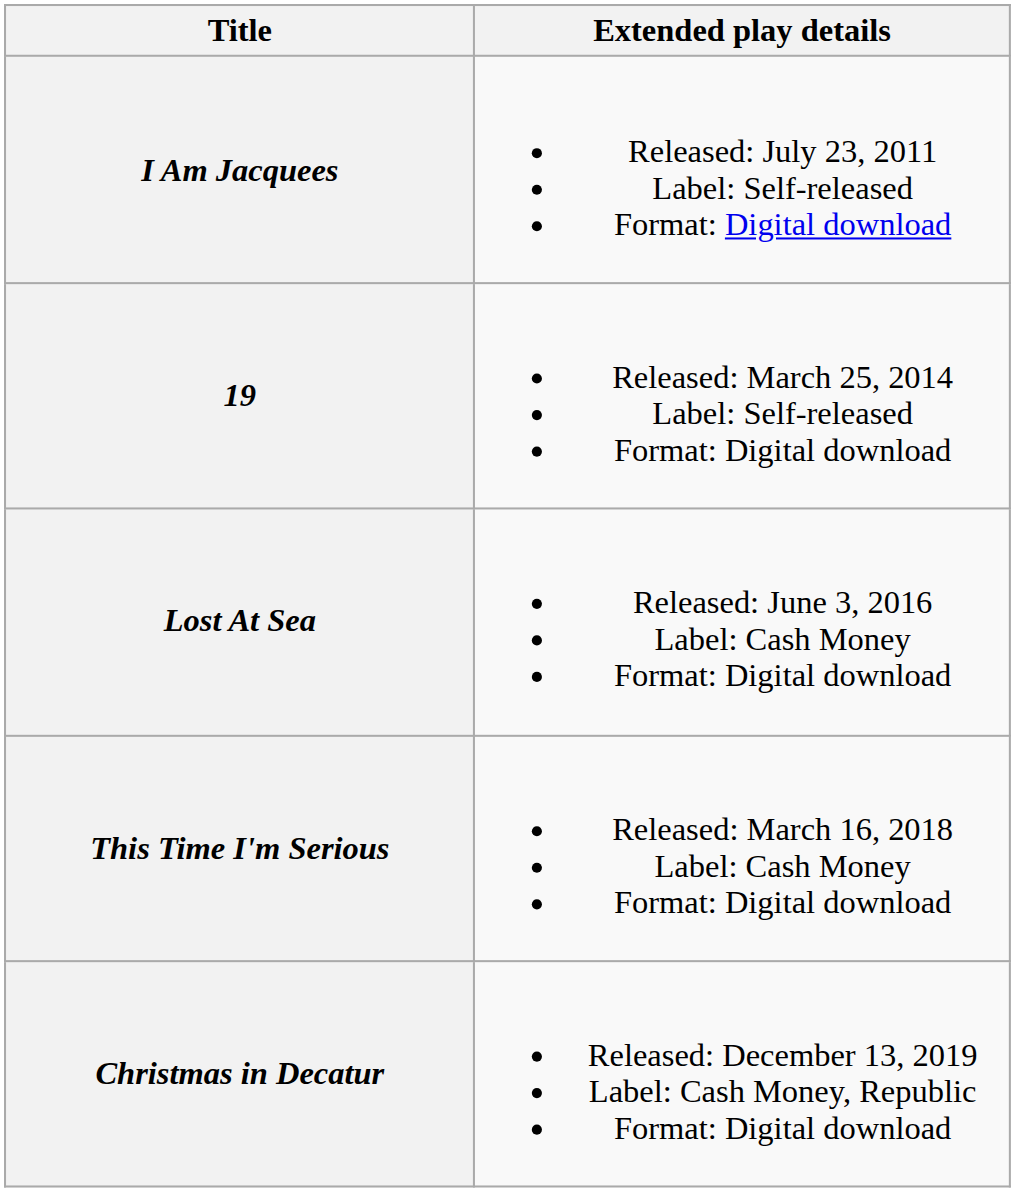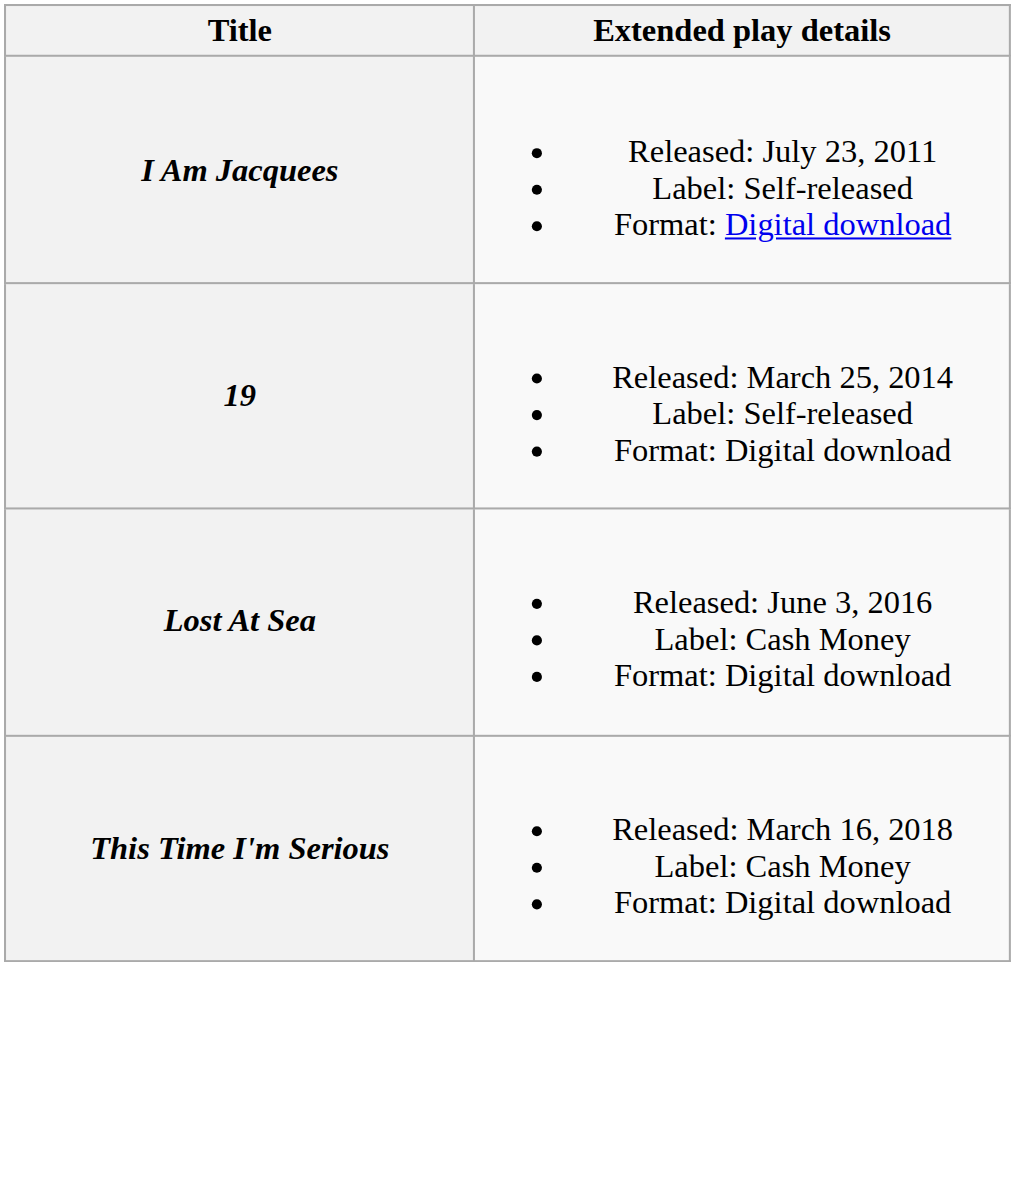- row: (240, 1073)
